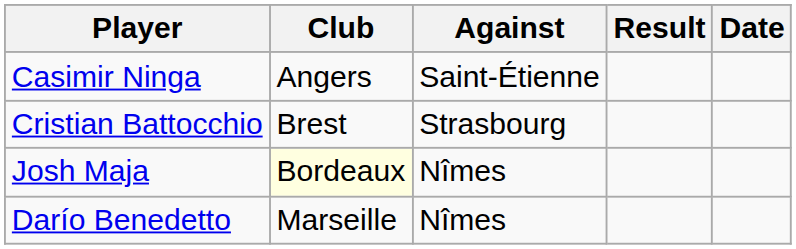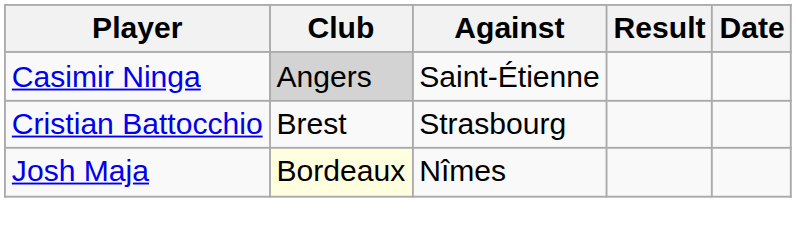(324, 76) no background -> (324, 76) lightgrey background
- row: (121, 219)
